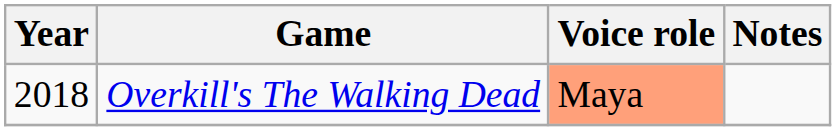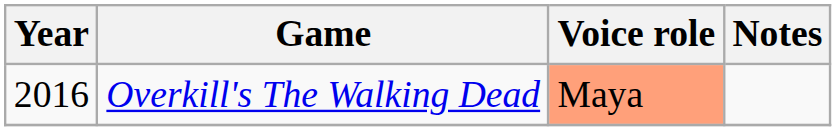(51, 93) 2018 -> (51, 93) 2016
